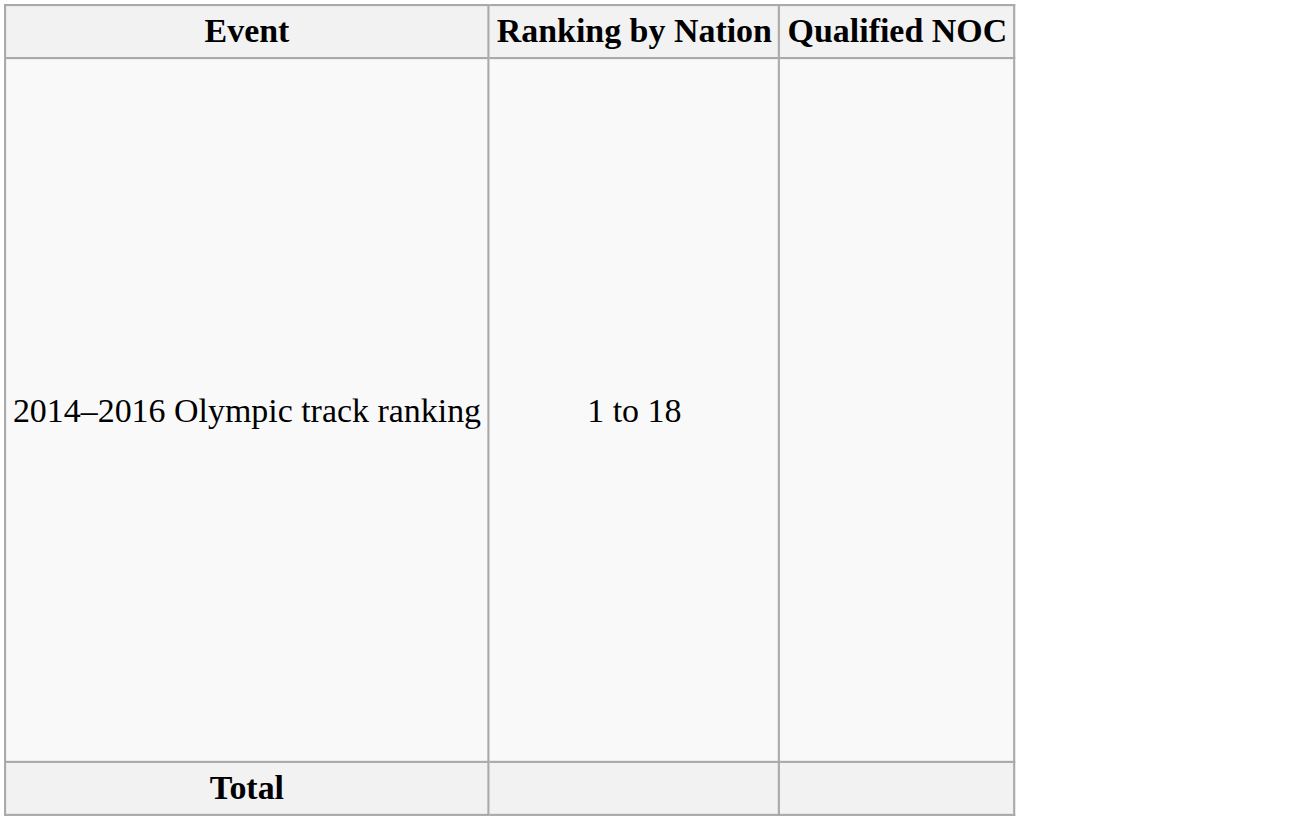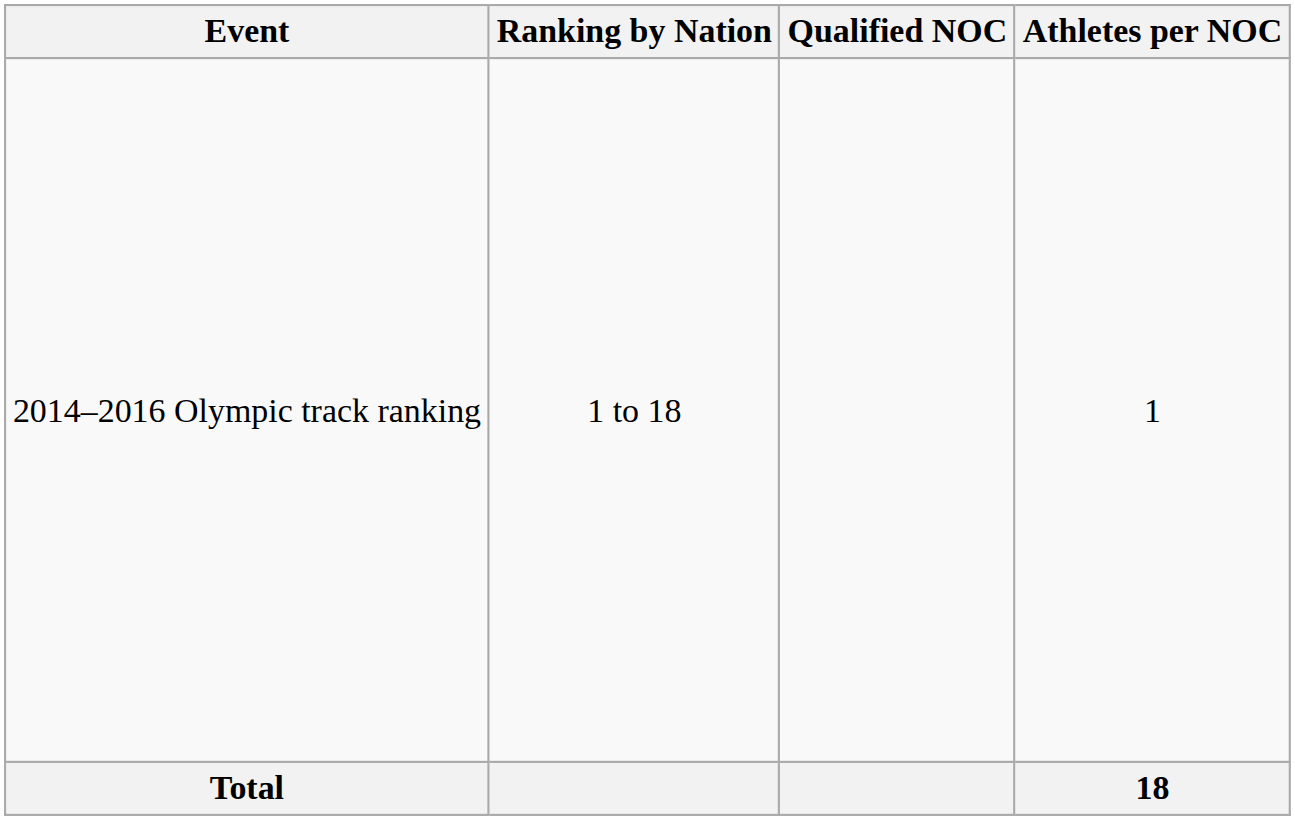+ column: (1152, 31)
